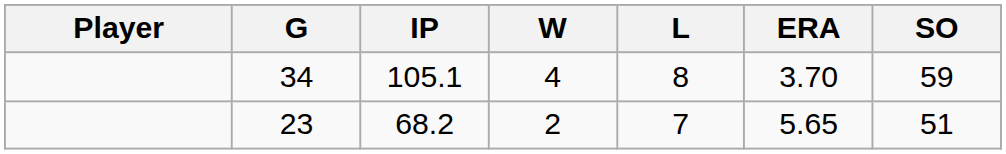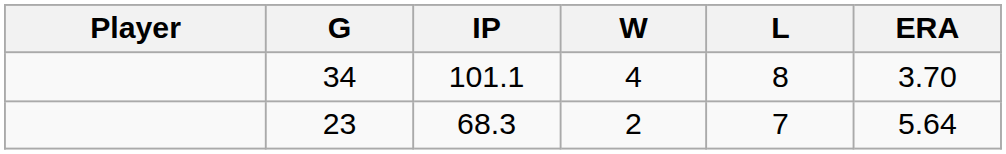- column: (937, 28)
(425, 76) 105.1 -> (487, 76) 101.1
(425, 124) 68.2 -> (487, 124) 68.3
(809, 124) 5.65 -> (927, 124) 5.64
